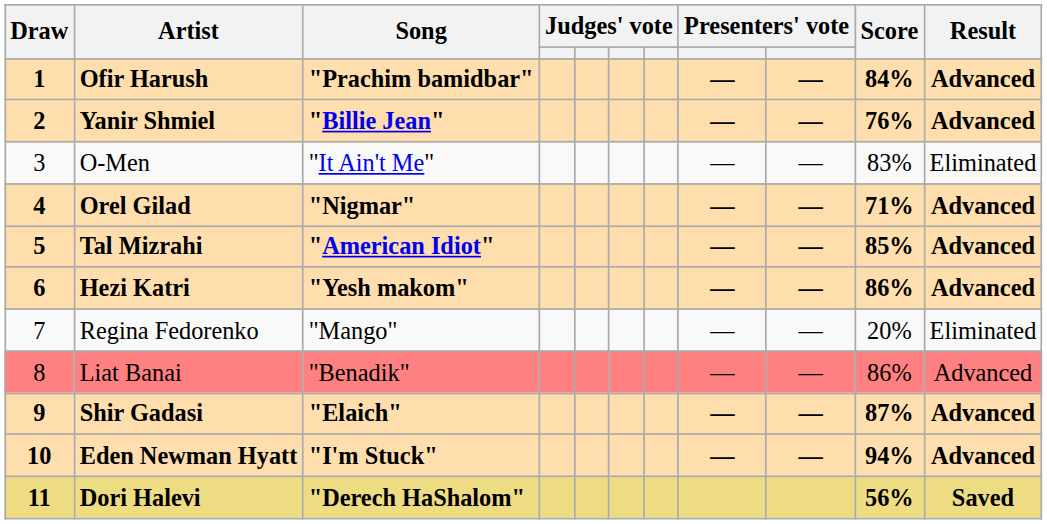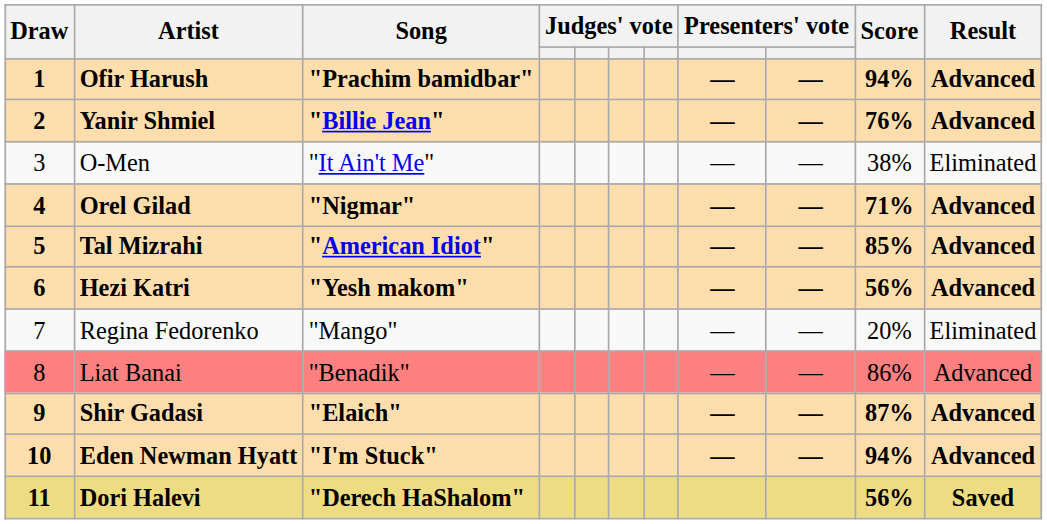(889, 79) 84% -> (889, 79) 94%
(889, 163) 83% -> (889, 163) 38%
(889, 289) 86% -> (889, 289) 56%
